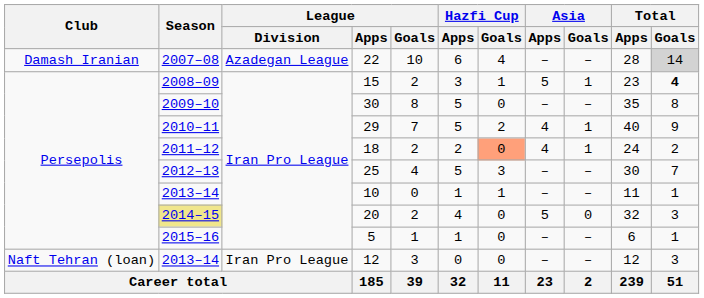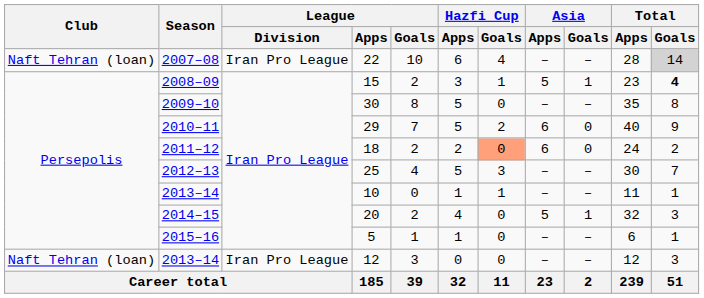(82, 60) Damash Iranian -> (82, 60) Naft Tehran (loan)
(287, 60) Azadegan League -> (287, 60) Iran Pro League
(545, 127) 4 -> (545, 127) 6
(588, 127) 1 -> (588, 127) 0
(545, 149) 4 -> (545, 149) 6
(588, 149) 1 -> (588, 149) 0
(190, 216) khaki background -> (190, 216) no background
(588, 216) 0 -> (588, 216) 1
